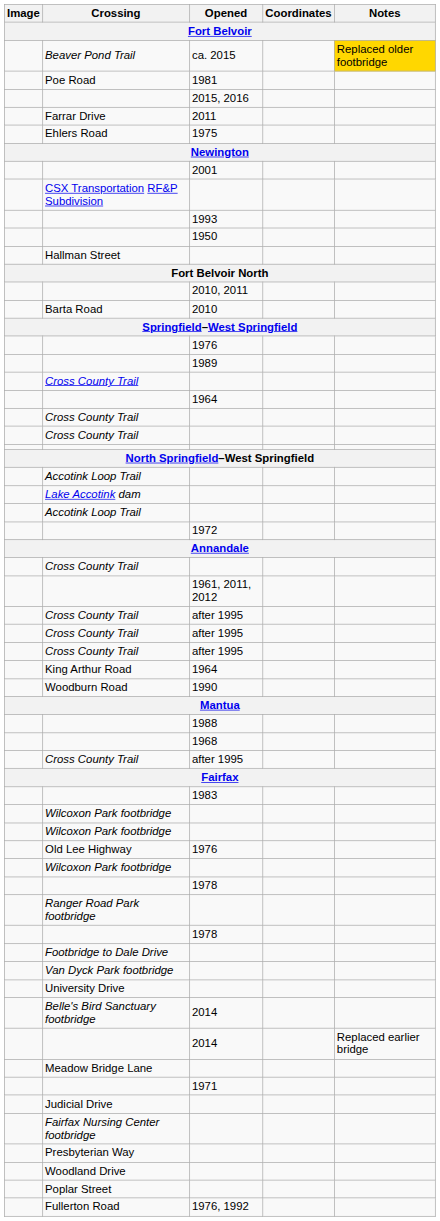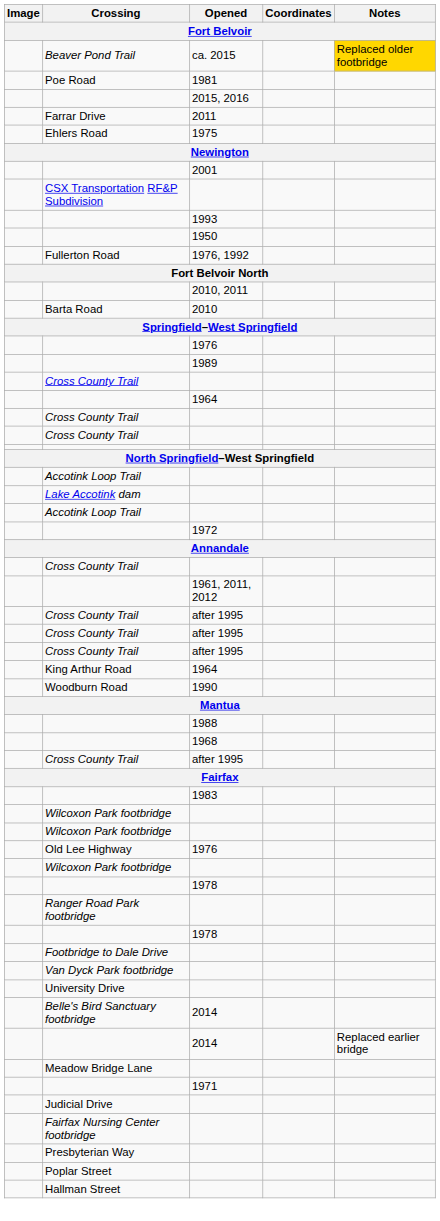rows swapped: (82, 1207) <-> (83, 255)
- row: (85, 1171)
